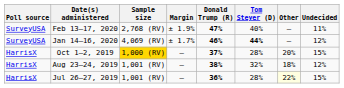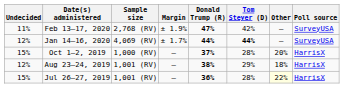columns swapped: (28, 17) <-> (320, 17)
(256, 28) 40% -> (248, 28) 42%
(216, 40) 46% -> (208, 40) 44%
(143, 53) gold background -> (135, 53) no background
(256, 65) 32% -> (248, 65) 29%
